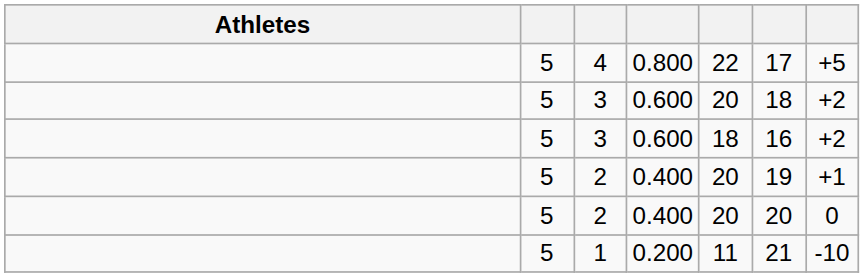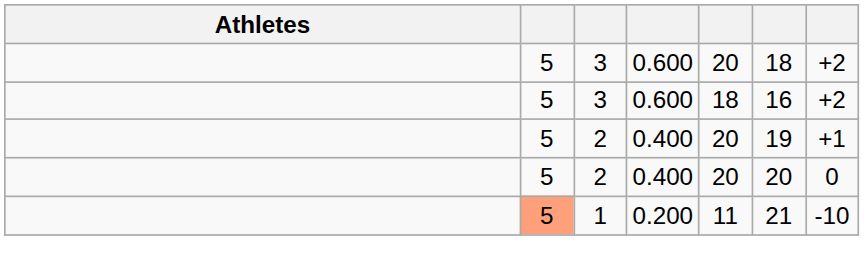- row: (600, 63)
(547, 254) no background -> (547, 215) lightsalmon background
